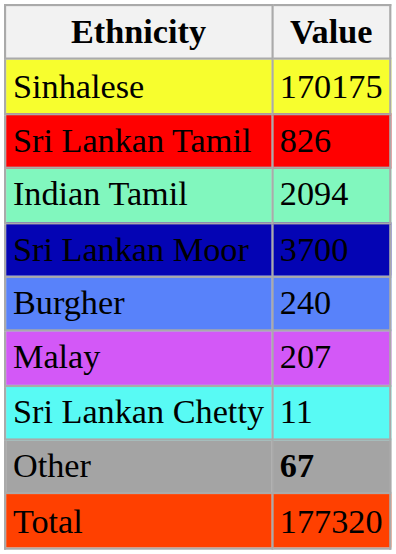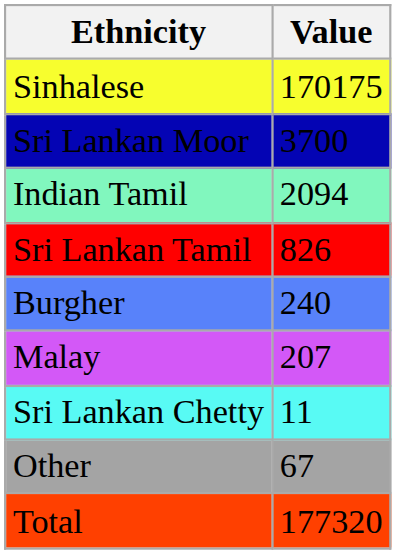rows swapped: (132, 140) <-> (131, 248)
(297, 466) bold -> (297, 466) normal
